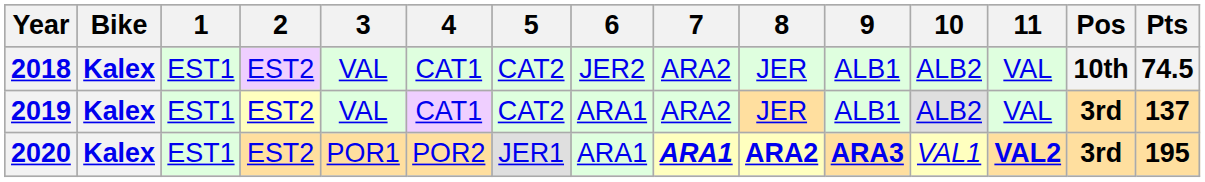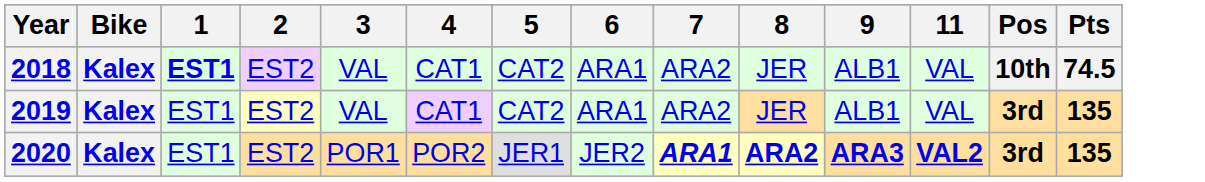- column: (949, 25)
(201, 68) normal -> (201, 68) bold
(612, 68) JER2 -> (612, 68) ARA1
(1167, 111) 137 -> (1089, 111) 135
(612, 153) ARA1 -> (612, 153) JER2
(1167, 153) 195 -> (1089, 153) 135
